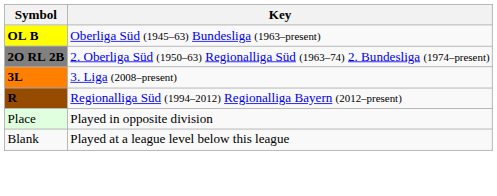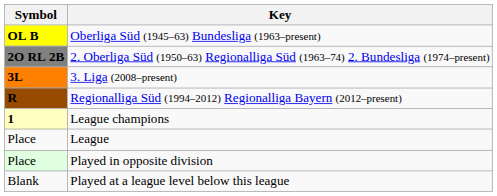+ row: (120, 118)
+ row: (90, 139)
